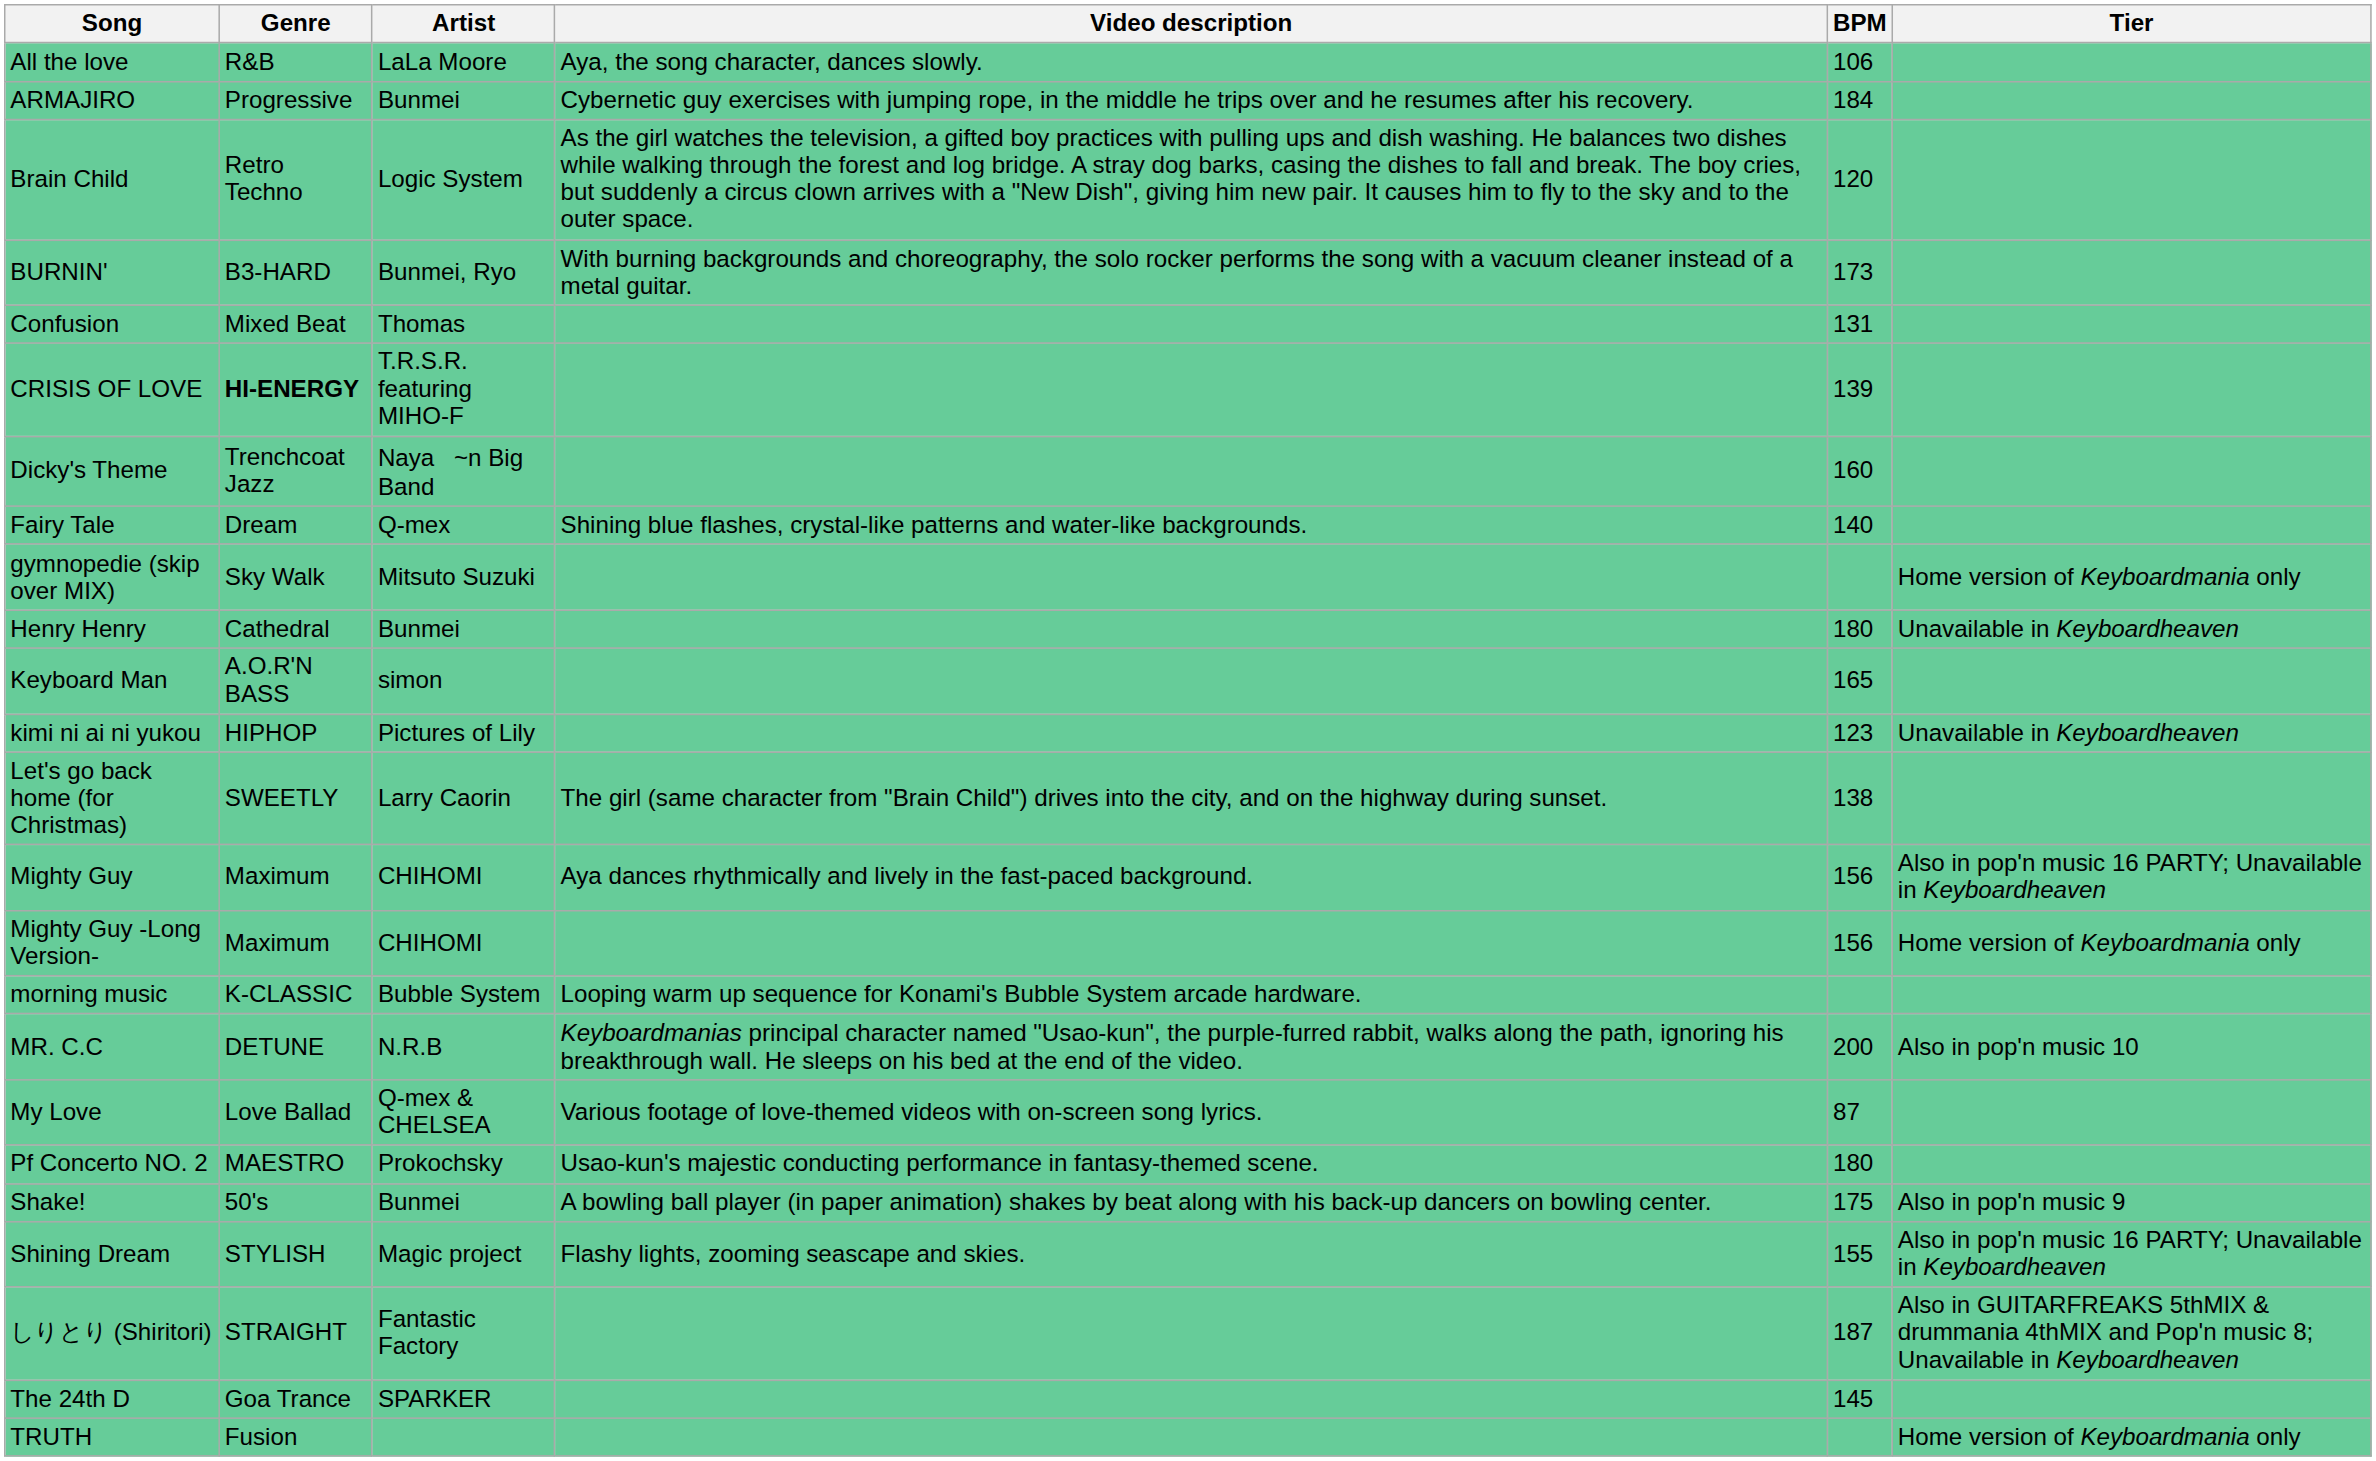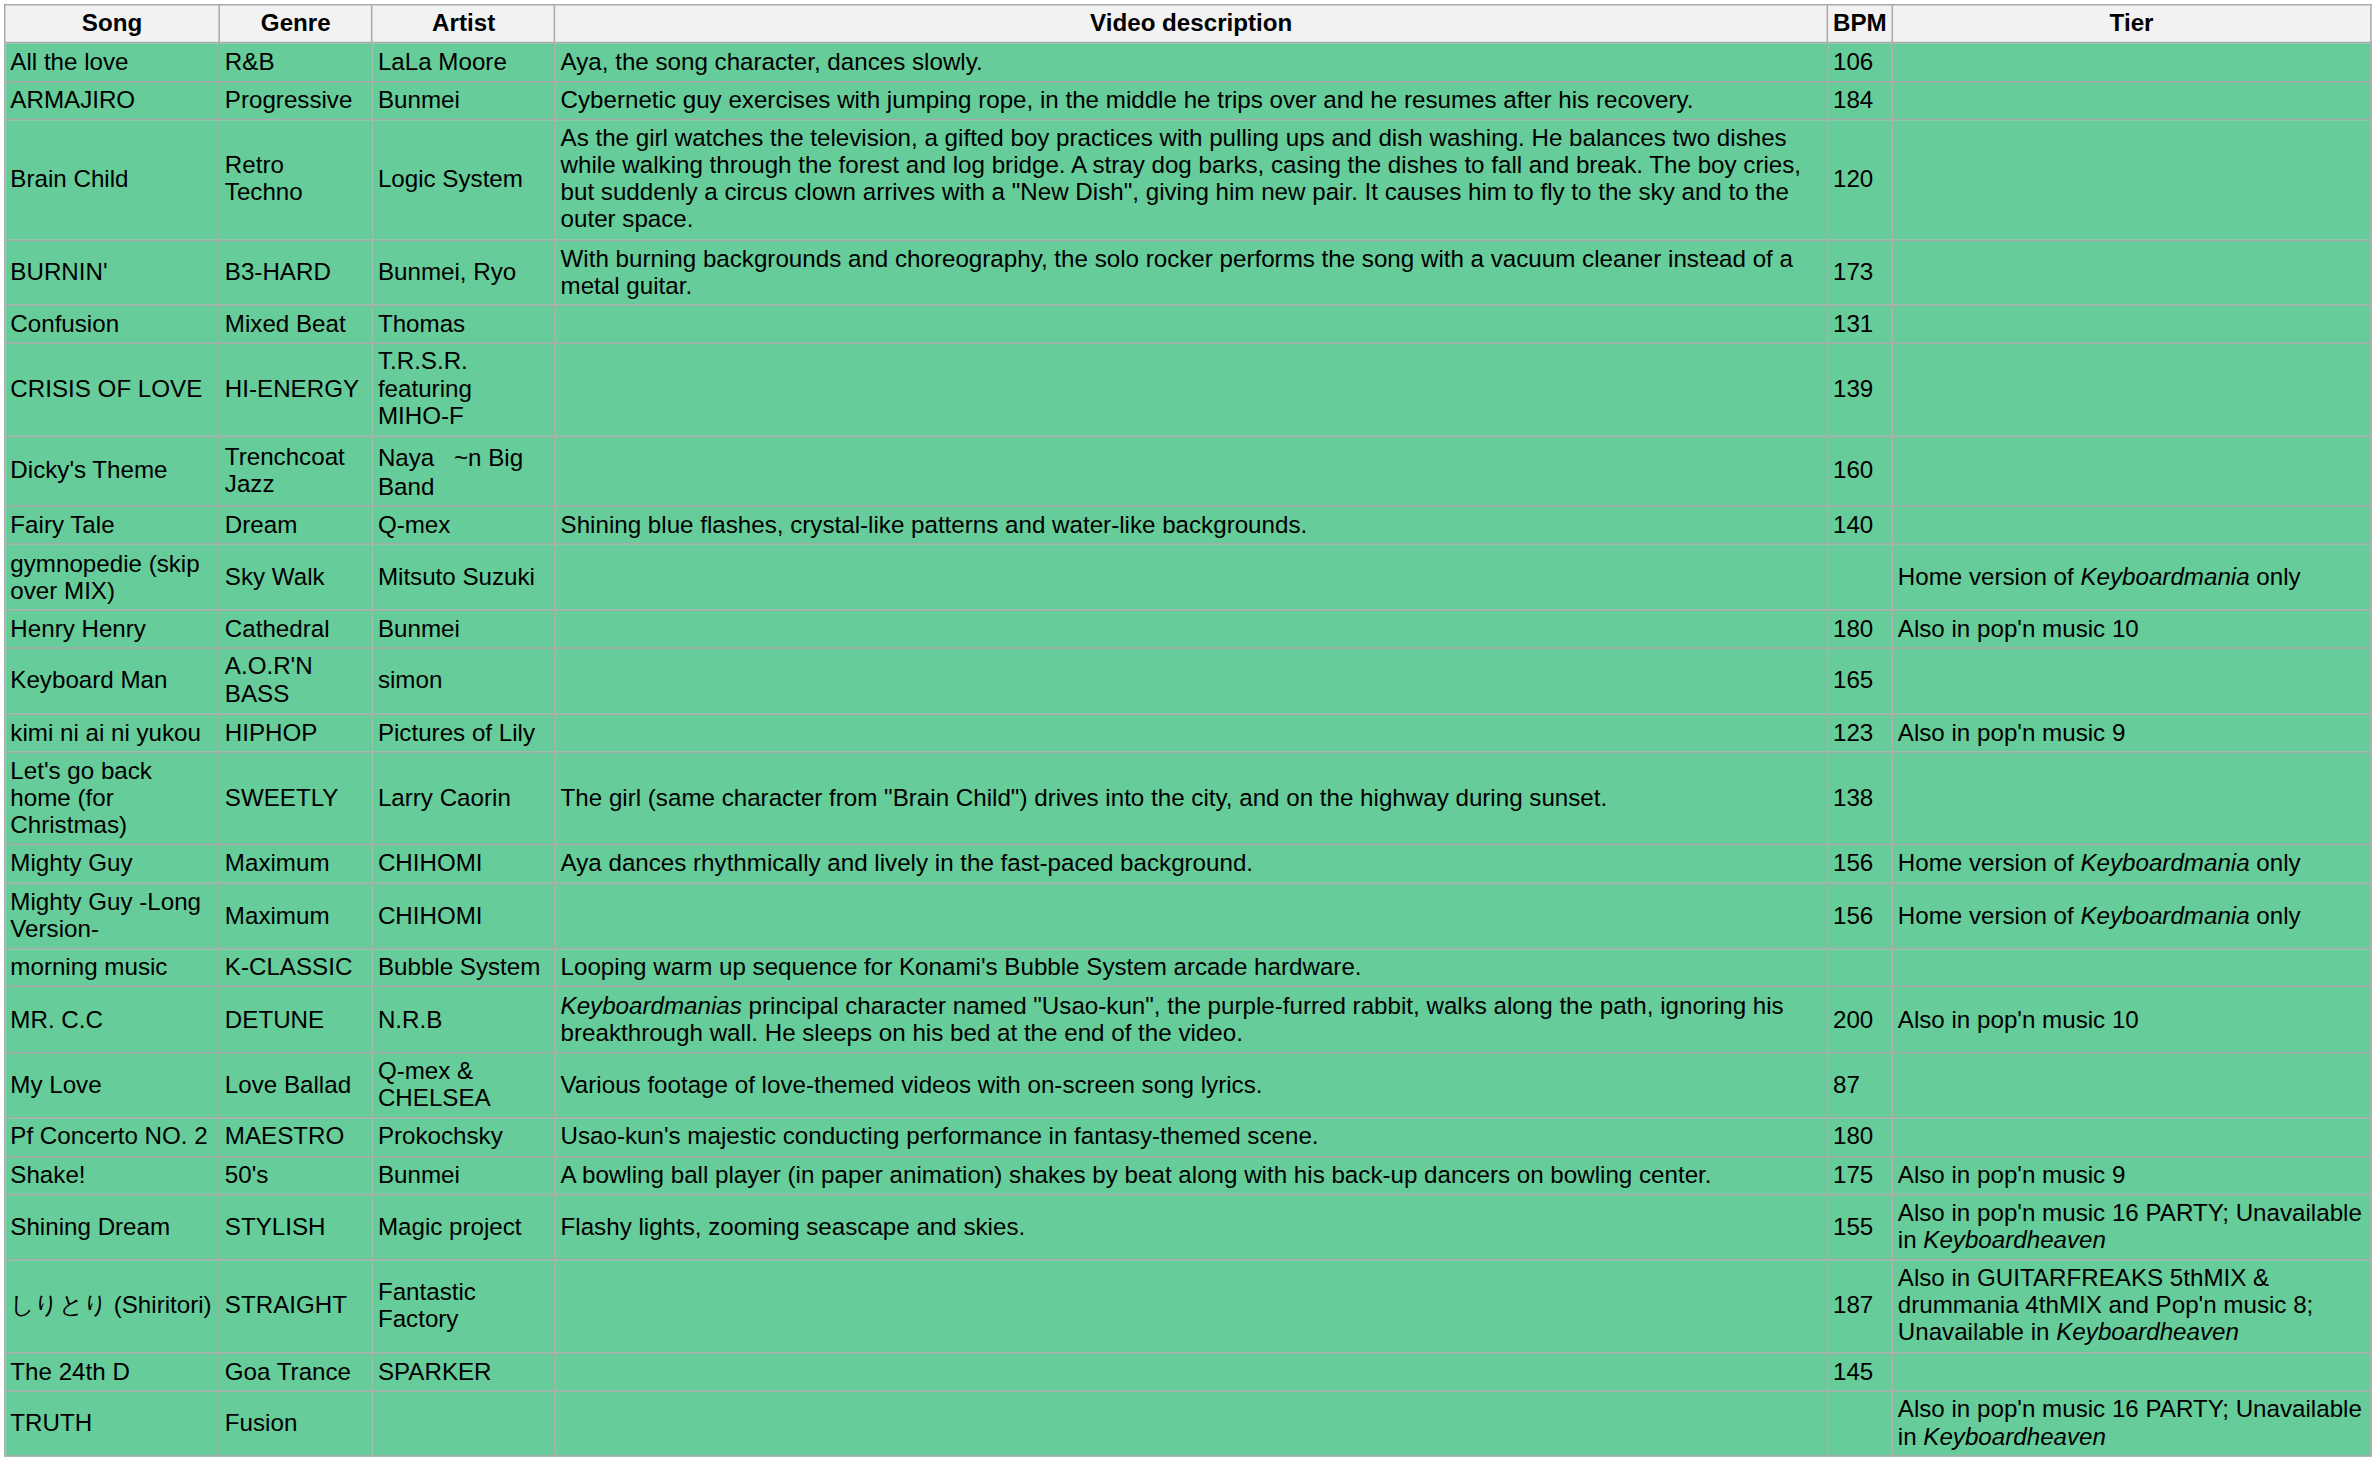(292, 389) bold -> (292, 389) normal
(2068, 628) Unavailable in Keyboardheaven -> (2018, 628) Also in pop'n music 10
(2068, 732) Unavailable in Keyboardheaven -> (2012, 732) Also in pop'n music 9
(2130, 877) Also in pop'n music 16 PARTY; Unavailable in Keyboardheaven -> (2099, 863) Home version of Keyboardmania only
(2099, 1437) Home version of Keyboardmania only -> (2130, 1423) Also in pop'n music 16 PARTY; Unavailable in Keyboardheaven
